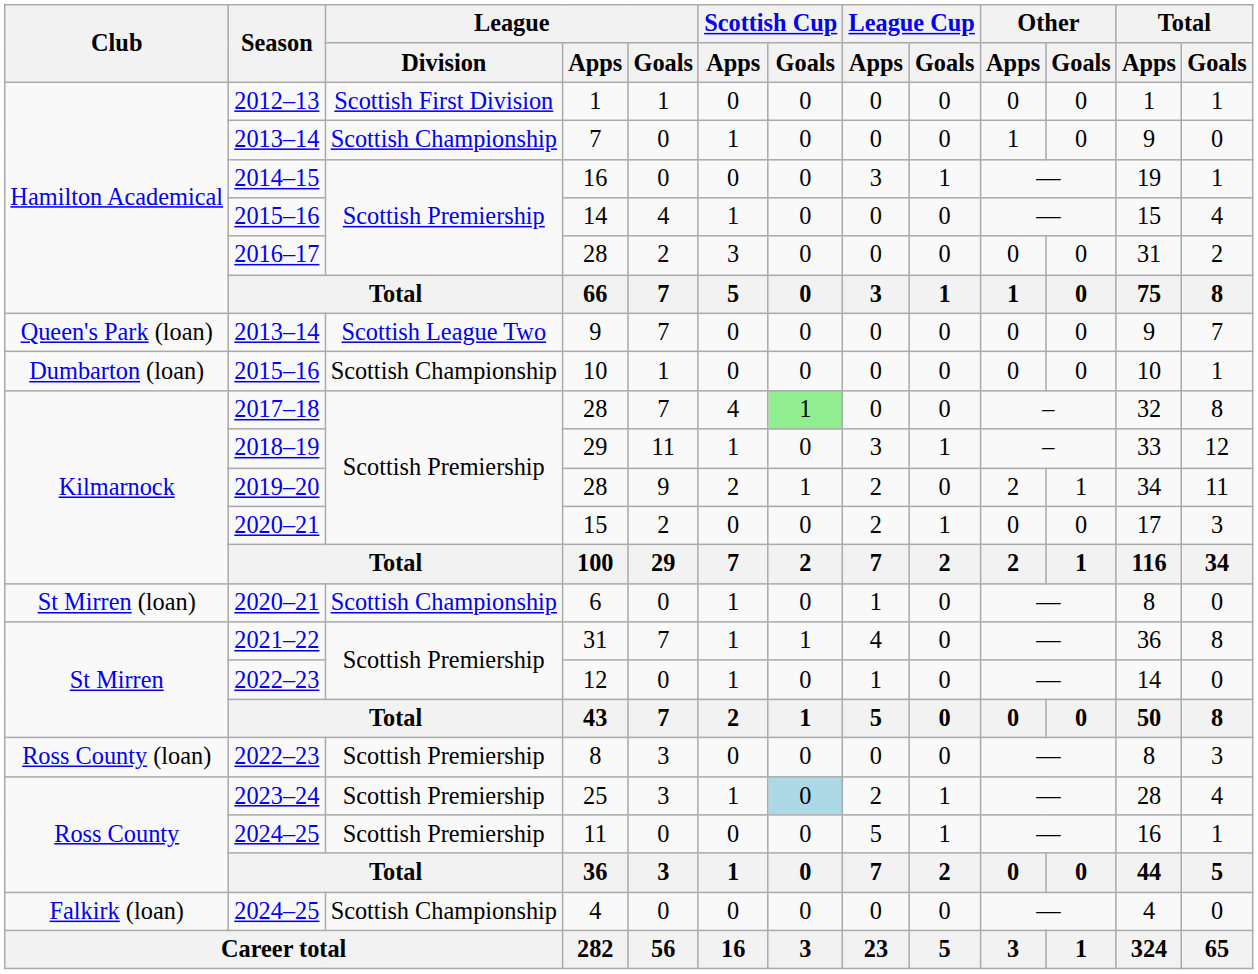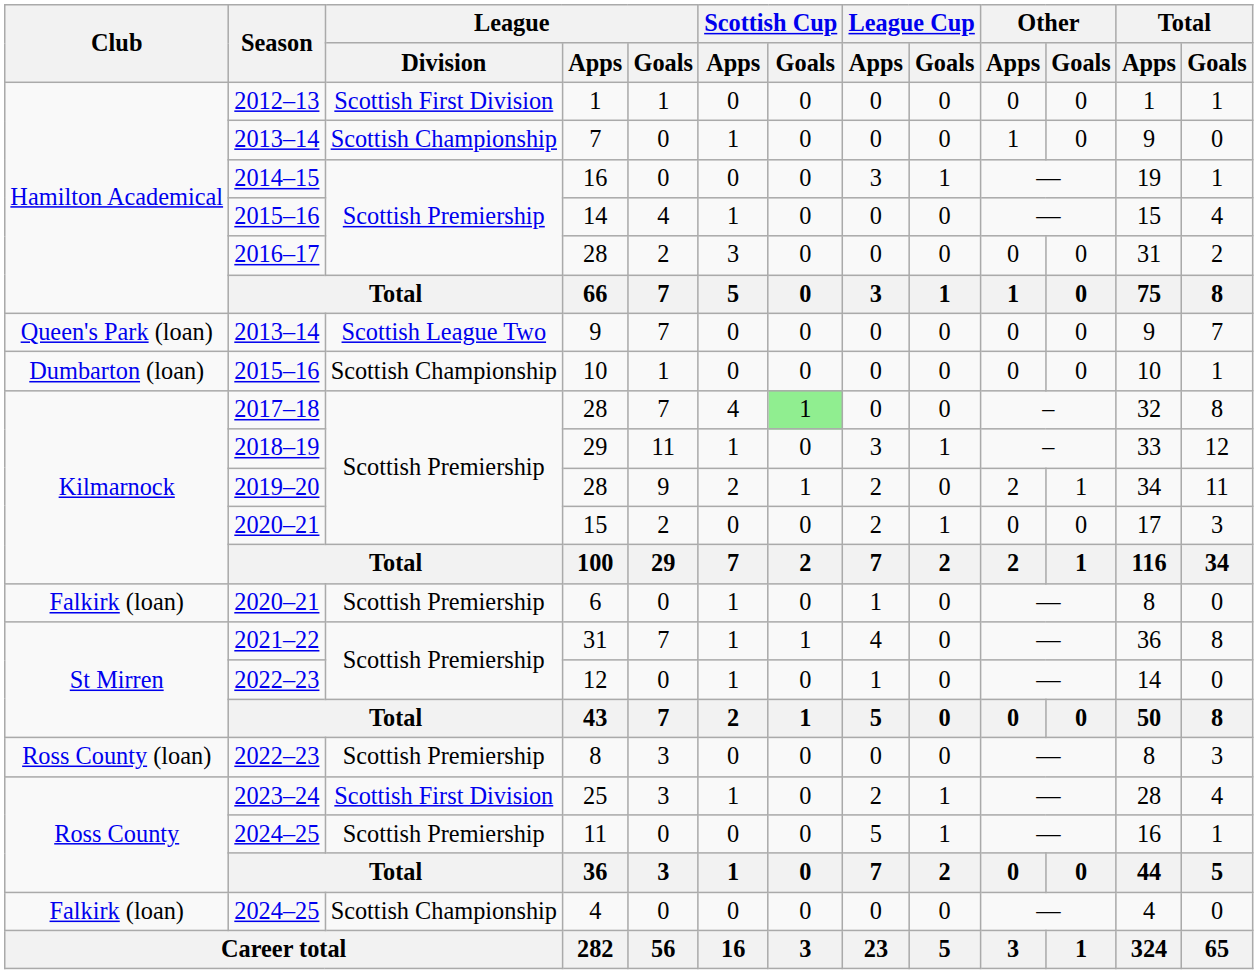(117, 602) St Mirren (loan) -> (117, 602) Falkirk (loan)
(444, 602) Scottish Championship -> (444, 602) Scottish Premiership
(444, 795) Scottish Premiership -> (444, 795) Scottish First Division
(805, 795) lightblue background -> (805, 795) no background
